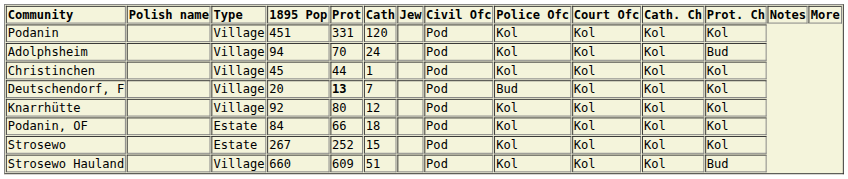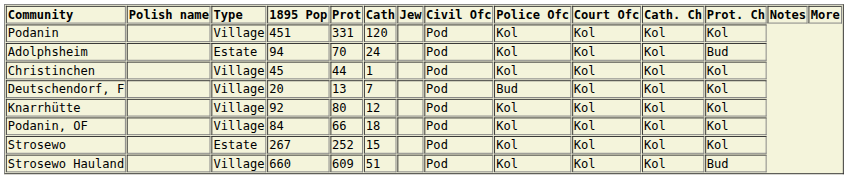(239, 52) Village -> (235, 52) Estate
(339, 89) bold -> (339, 89) normal
(235, 126) Estate -> (239, 126) Village
